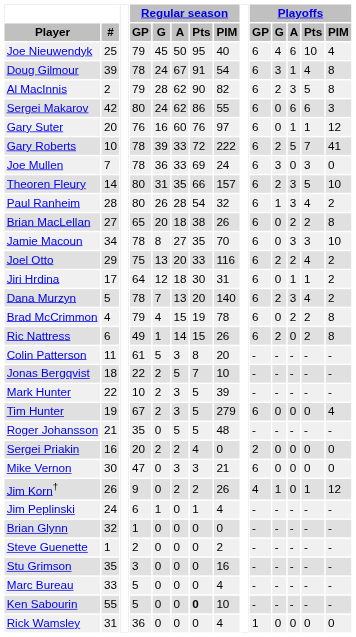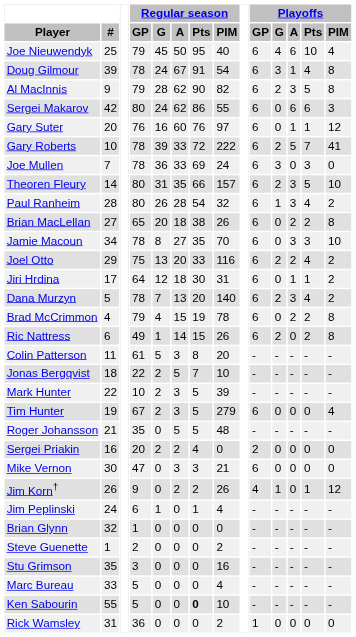(107, 89) 2 -> (107, 89) 9
(220, 623) 4 -> (220, 623) 2
